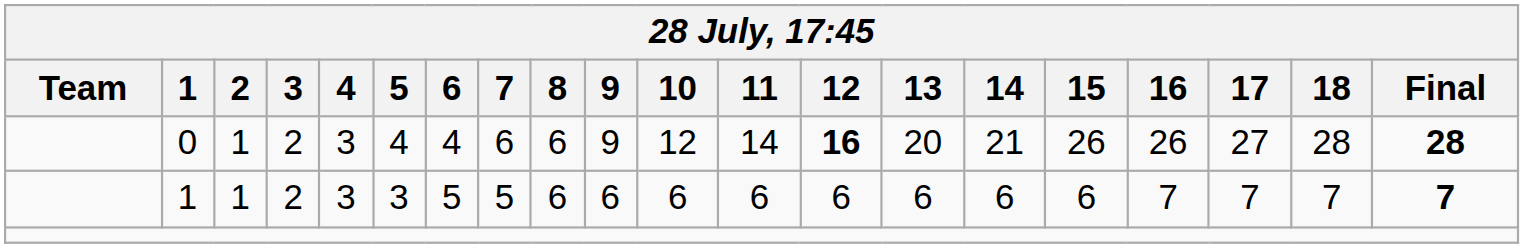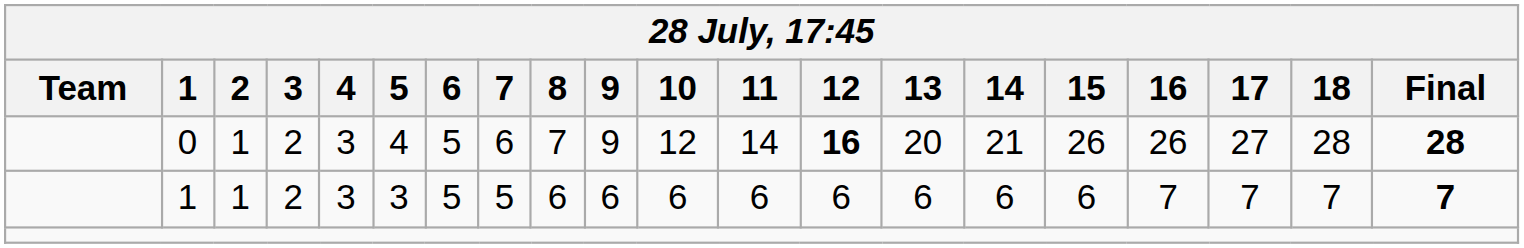(452, 142) 4 -> (452, 142) 5
(557, 142) 6 -> (557, 142) 7
